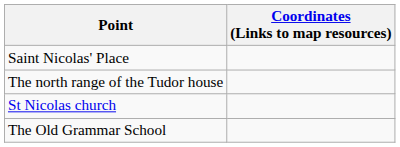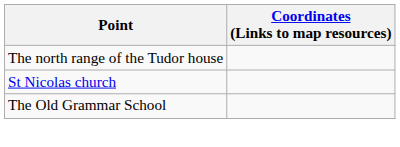- row: (68, 57)
